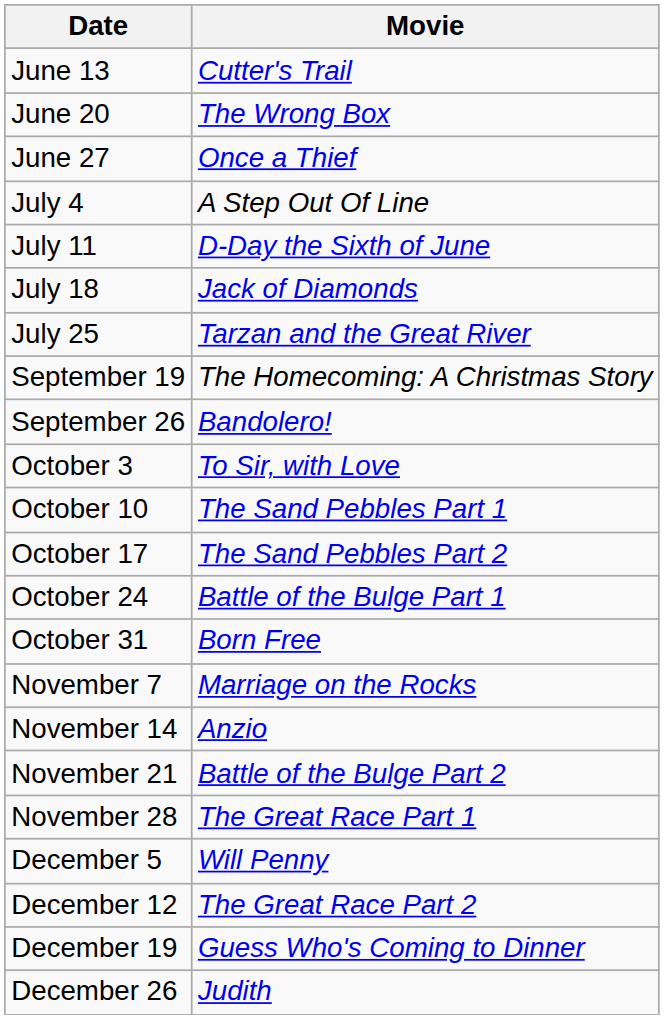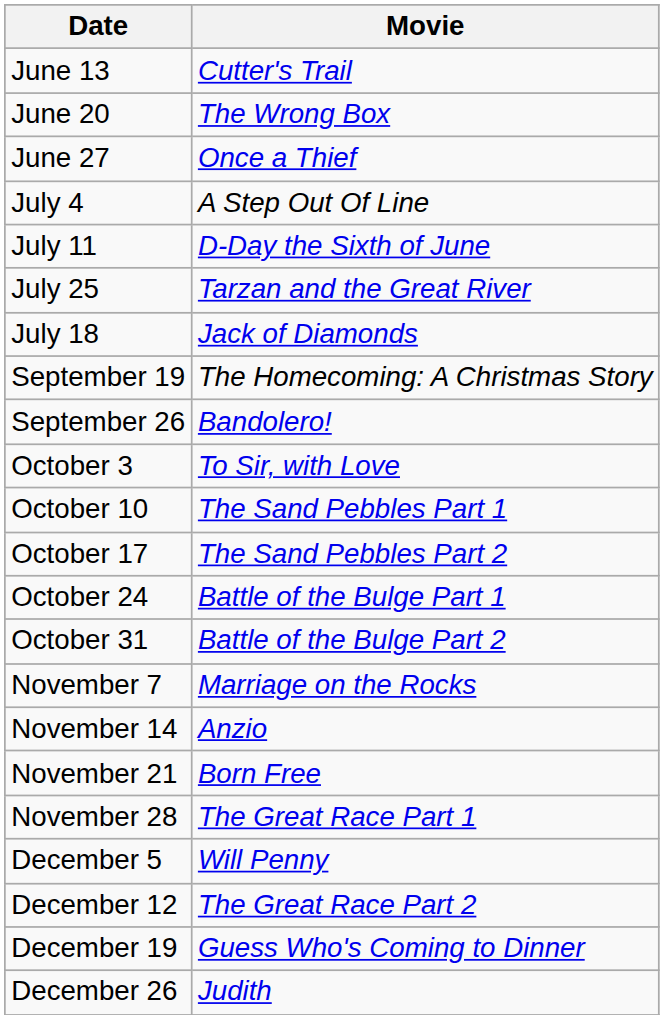rows swapped: (55, 289) <-> (55, 333)
(259, 641) Born Free -> (352, 641) Battle of the Bulge Part 2
(352, 772) Battle of the Bulge Part 2 -> (259, 772) Born Free
